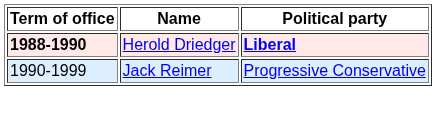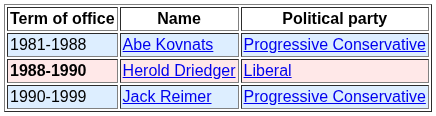+ row: (168, 44)
(270, 44) bold -> (268, 70) normal
